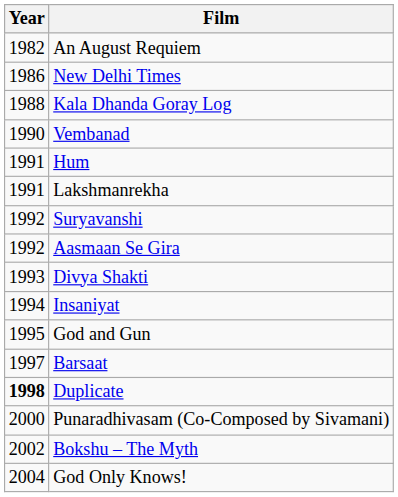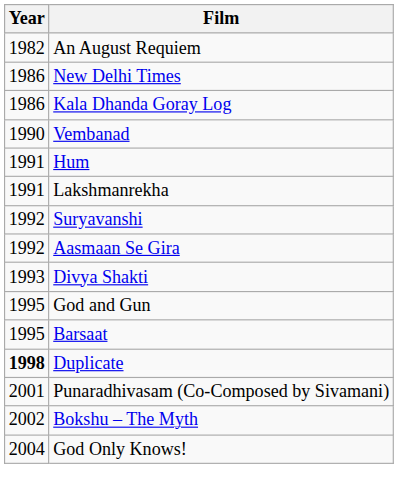(27, 104) 1988 -> (27, 104) 1986
- row: (86, 305)
(27, 362) 1997 -> (27, 334) 1995
(27, 420) 2000 -> (27, 391) 2001
